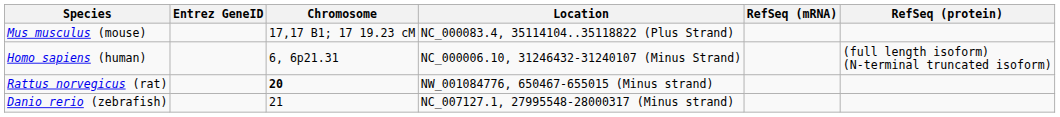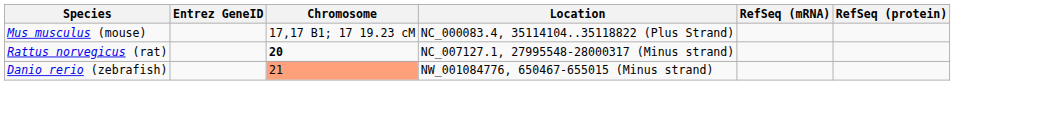- row: (77, 58)
(567, 84) NW_001084776, 650467-655015 (Minus strand) -> (578, 52) NC_007127.1, 27995548-28000317 (Minus strand)
(276, 103) no background -> (276, 70) lightsalmon background
(578, 103) NC_007127.1, 27995548-28000317 (Minus strand) -> (567, 70) NW_001084776, 650467-655015 (Minus strand)
